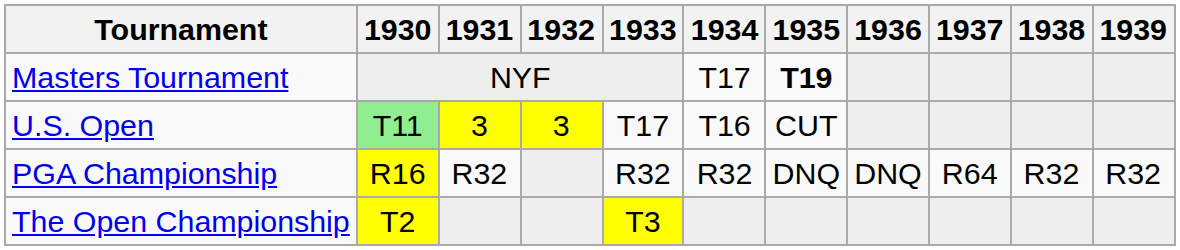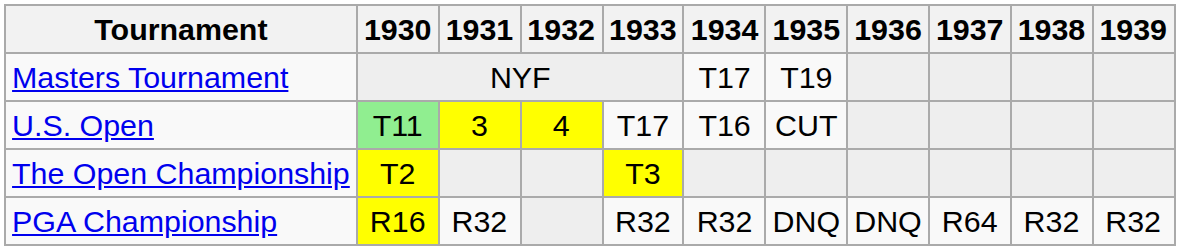(806, 77) bold -> (806, 77) normal
(561, 126) 3 -> (561, 126) 4
rows swapped: (181, 222) <-> (145, 174)
